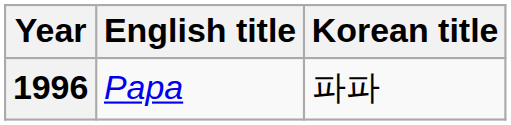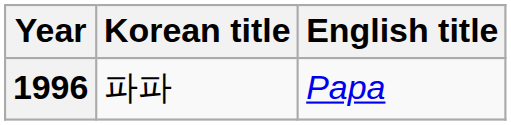columns swapped: (200, 31) <-> (405, 31)
